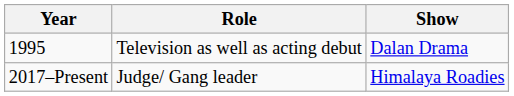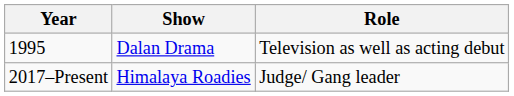columns swapped: (437, 18) <-> (239, 18)
